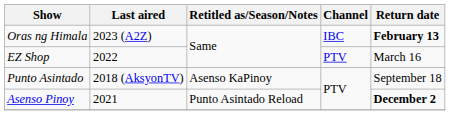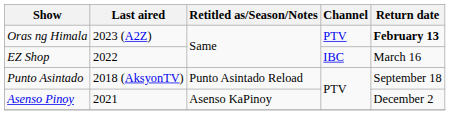(334, 36) IBC -> (335, 36) PTV
(335, 57) PTV -> (334, 57) IBC
(231, 78) Asenso KaPinoy -> (246, 78) Punto Asintado Reload
(246, 99) Punto Asintado Reload -> (231, 99) Asenso KaPinoy
(405, 99) bold -> (403, 99) normal
